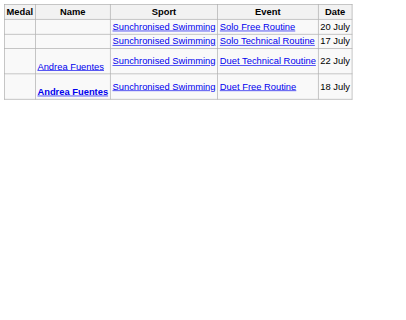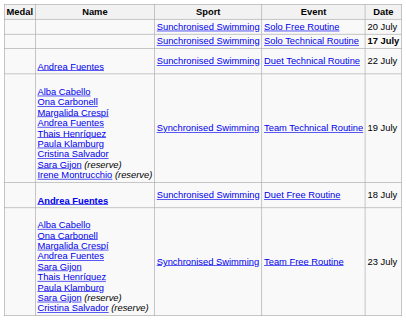(335, 42) normal -> (383, 42) bold
+ row: (314, 128)
+ row: (304, 262)
